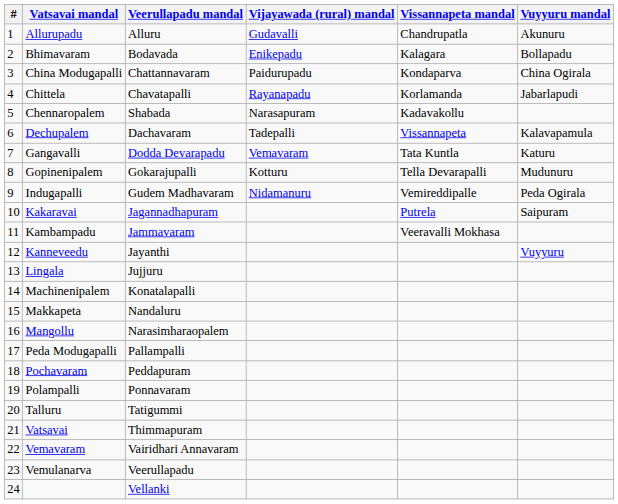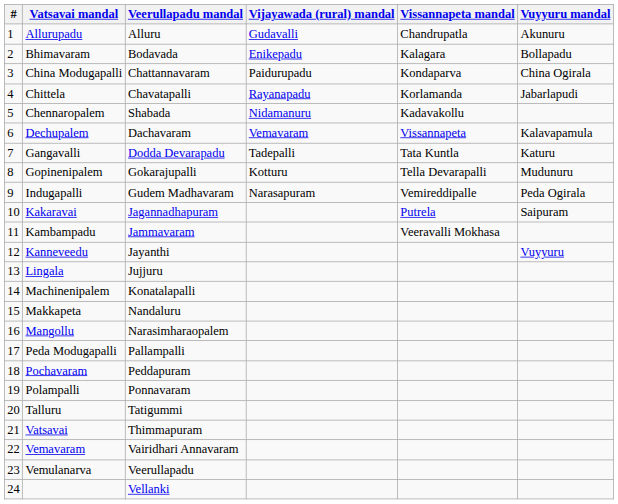(282, 113) Narasapuram -> (280, 113) Nidamanuru
(272, 133) Tadepalli -> (279, 133) Vemavaram
(279, 152) Vemavaram -> (272, 152) Tadepalli
(280, 192) Nidamanuru -> (282, 192) Narasapuram
